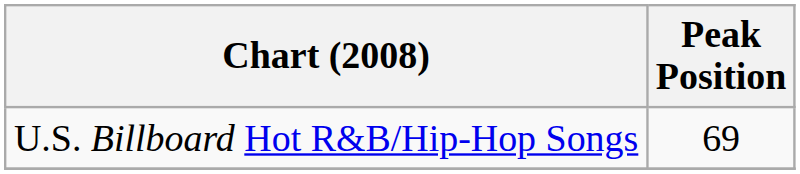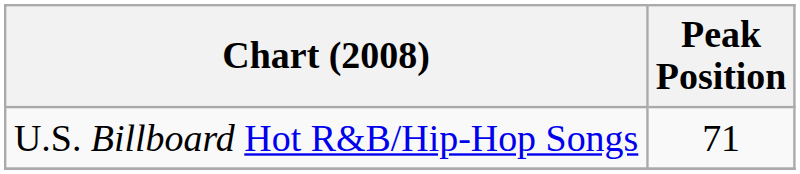(721, 137) 69 -> (721, 137) 71
